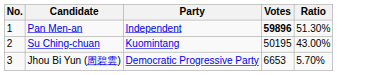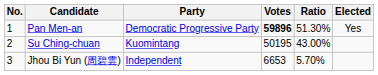+ column: (353, 12)
(154, 28) Independent -> (192, 28) Democratic Progressive Party
(192, 61) Democratic Progressive Party -> (154, 61) Independent
